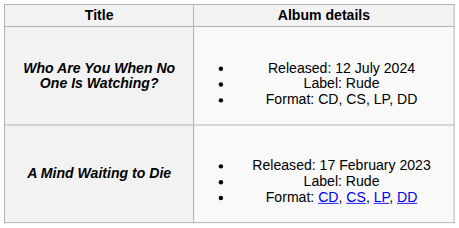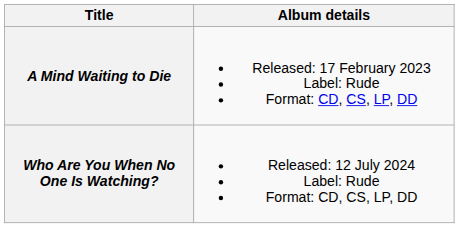rows swapped: (99, 173) <-> (99, 75)
